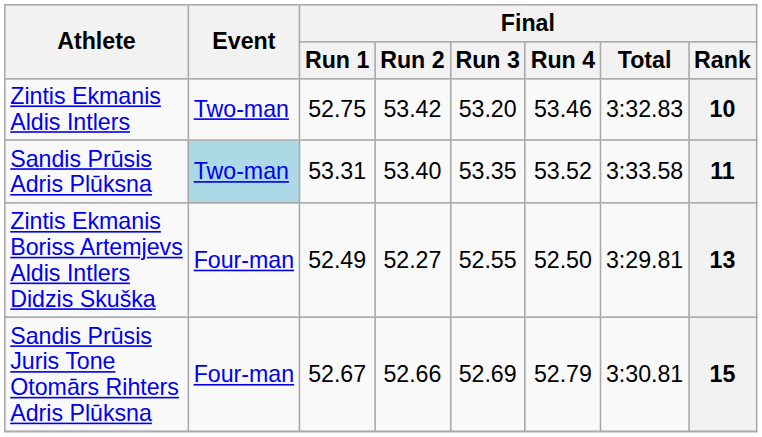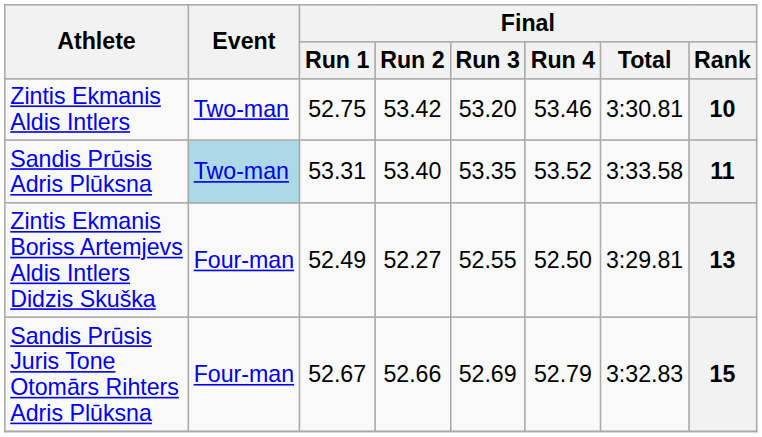(645, 110) 3:32.83 -> (645, 110) 3:30.81
(645, 374) 3:30.81 -> (645, 374) 3:32.83
